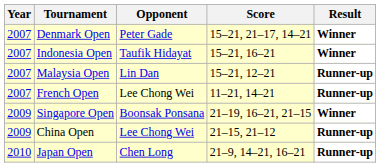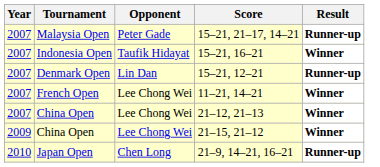(73, 34) Denmark Open -> (73, 34) Malaysia Open
(336, 34) Winner -> (333, 34) Runner-up
(73, 73) Malaysia Open -> (73, 73) Denmark Open
(345, 93) Runner-up -> (324, 93) Winner
+ row: (231, 113)
- row: (261, 113)
(345, 133) Runner-up -> (324, 133) Winner
